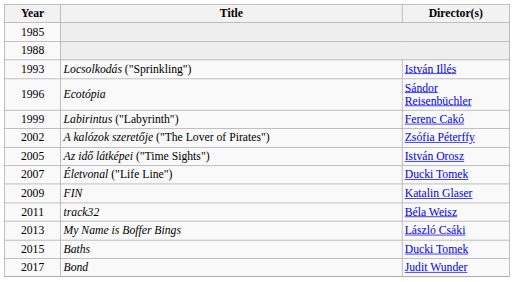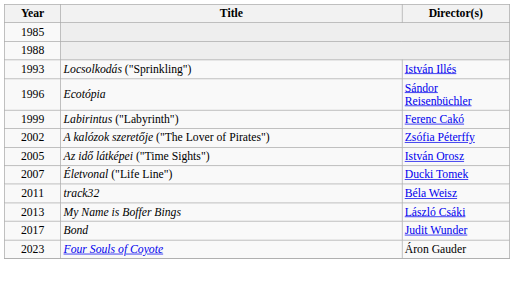- row: (33, 193)
- row: (33, 249)
+ row: (33, 249)
